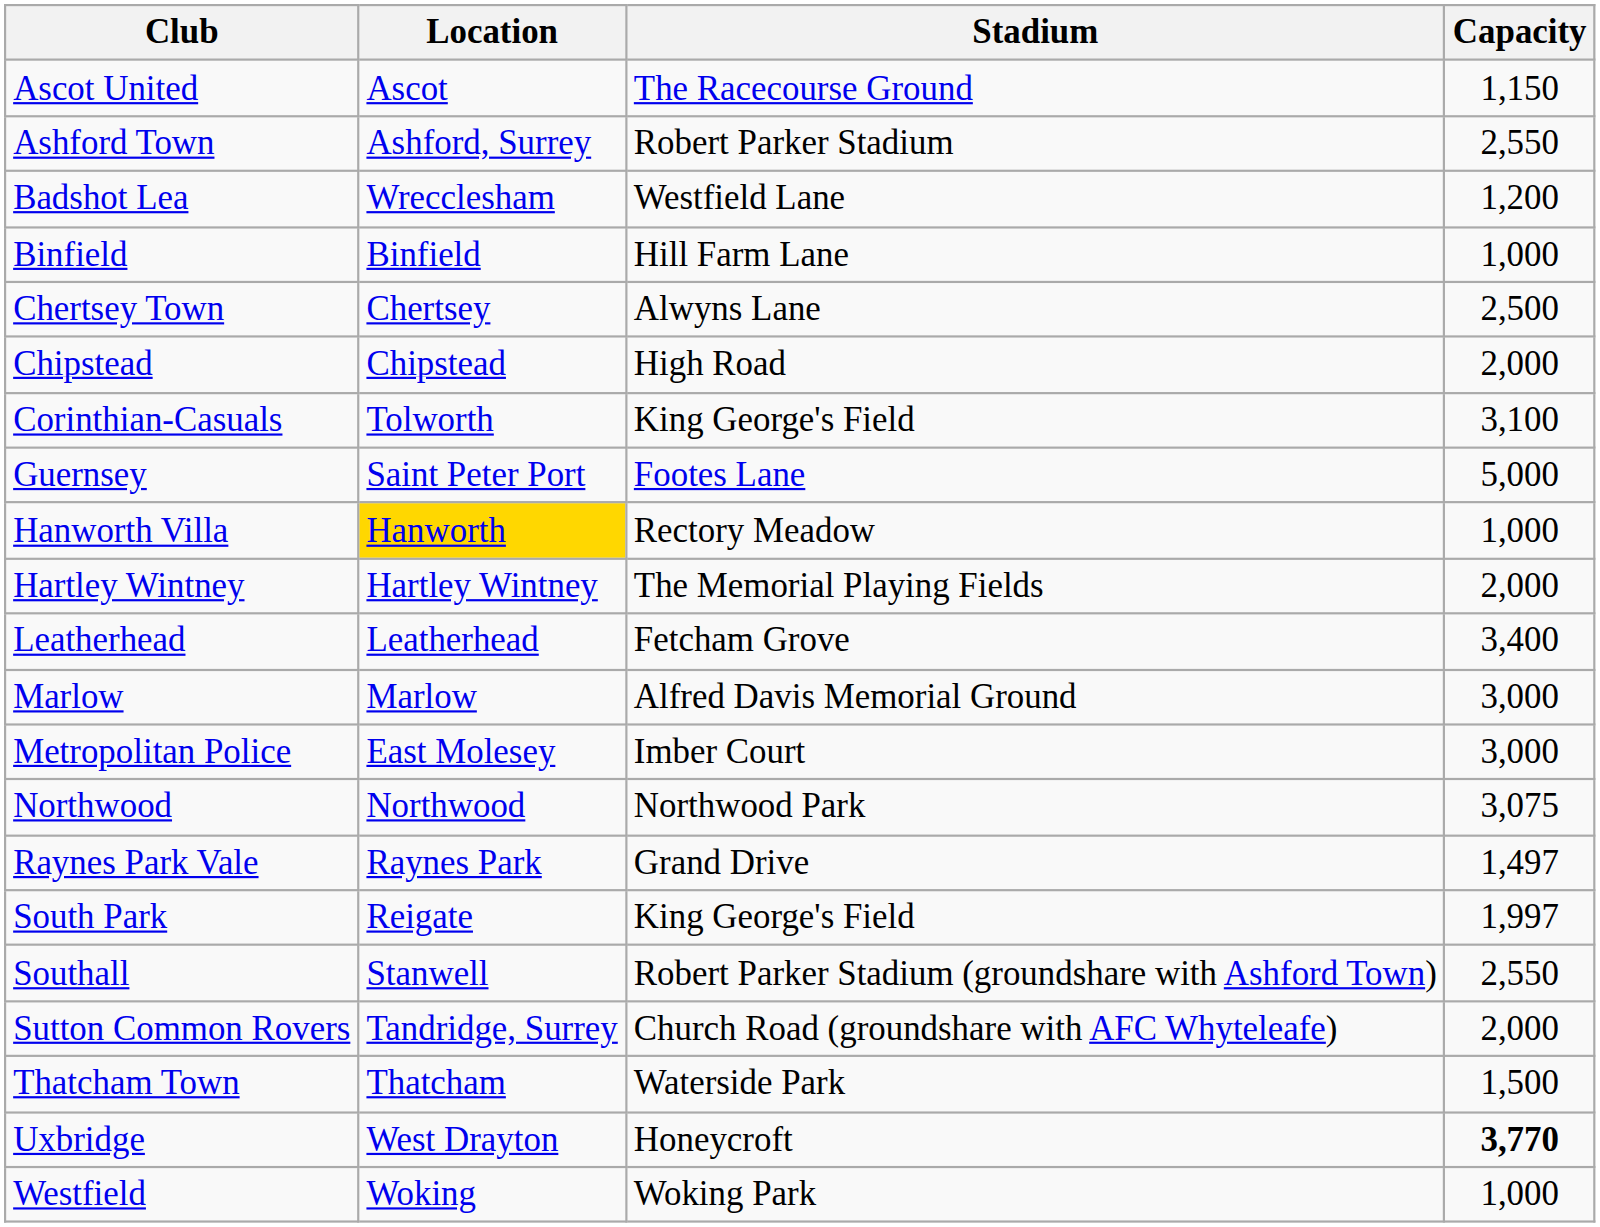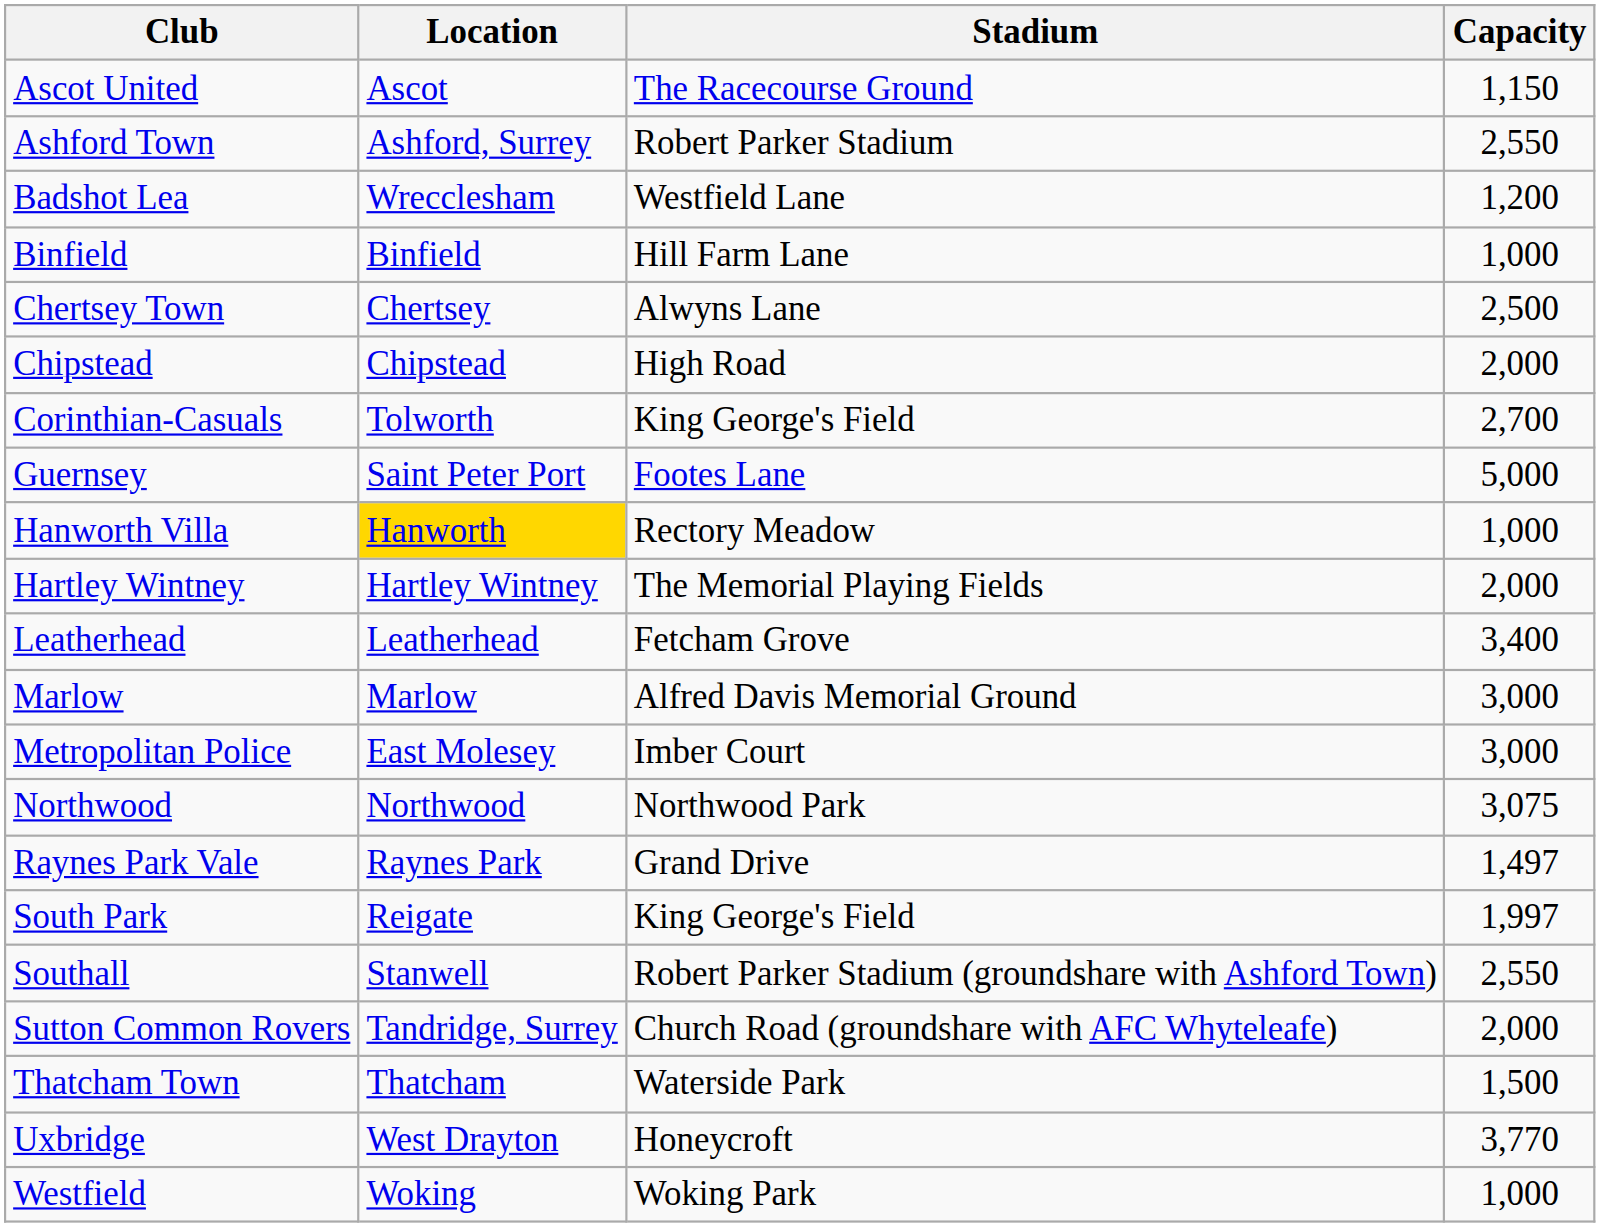(1520, 419) 3,100 -> (1520, 419) 2,700
(1520, 1138) bold -> (1520, 1138) normal
